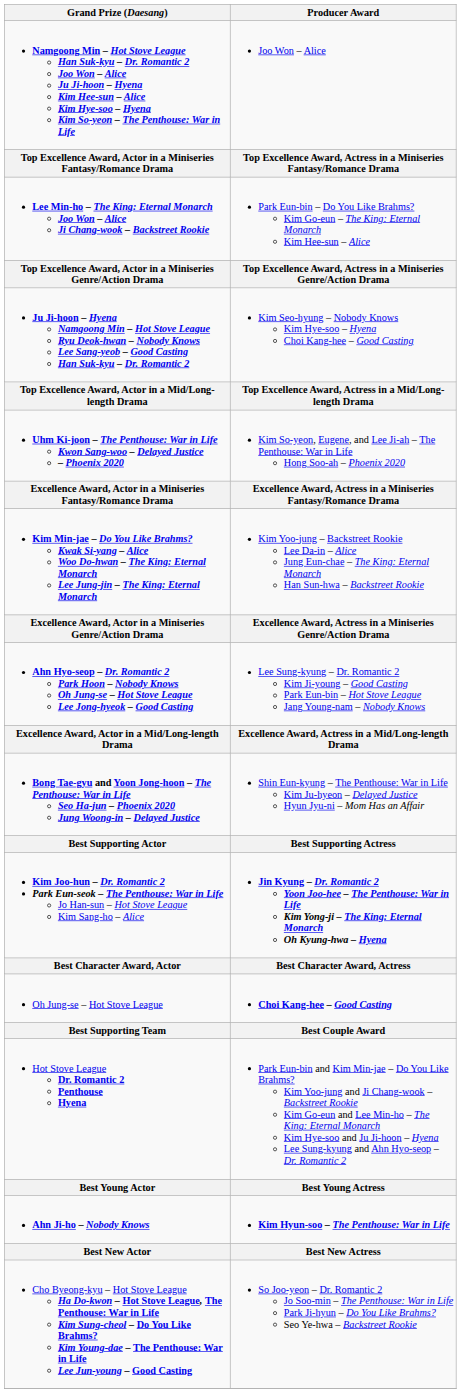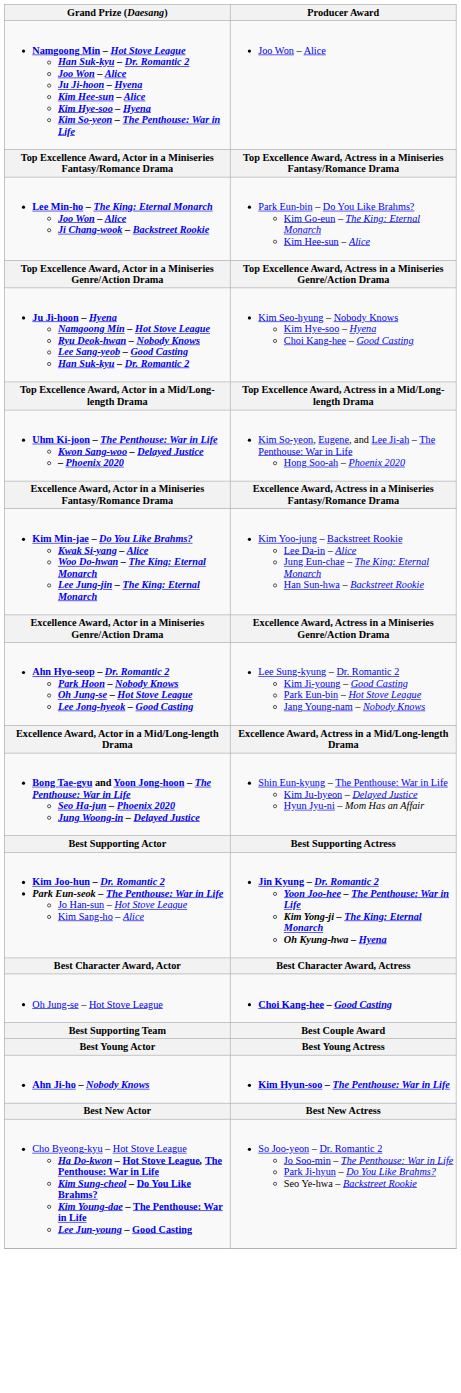- row: (117, 1086)
